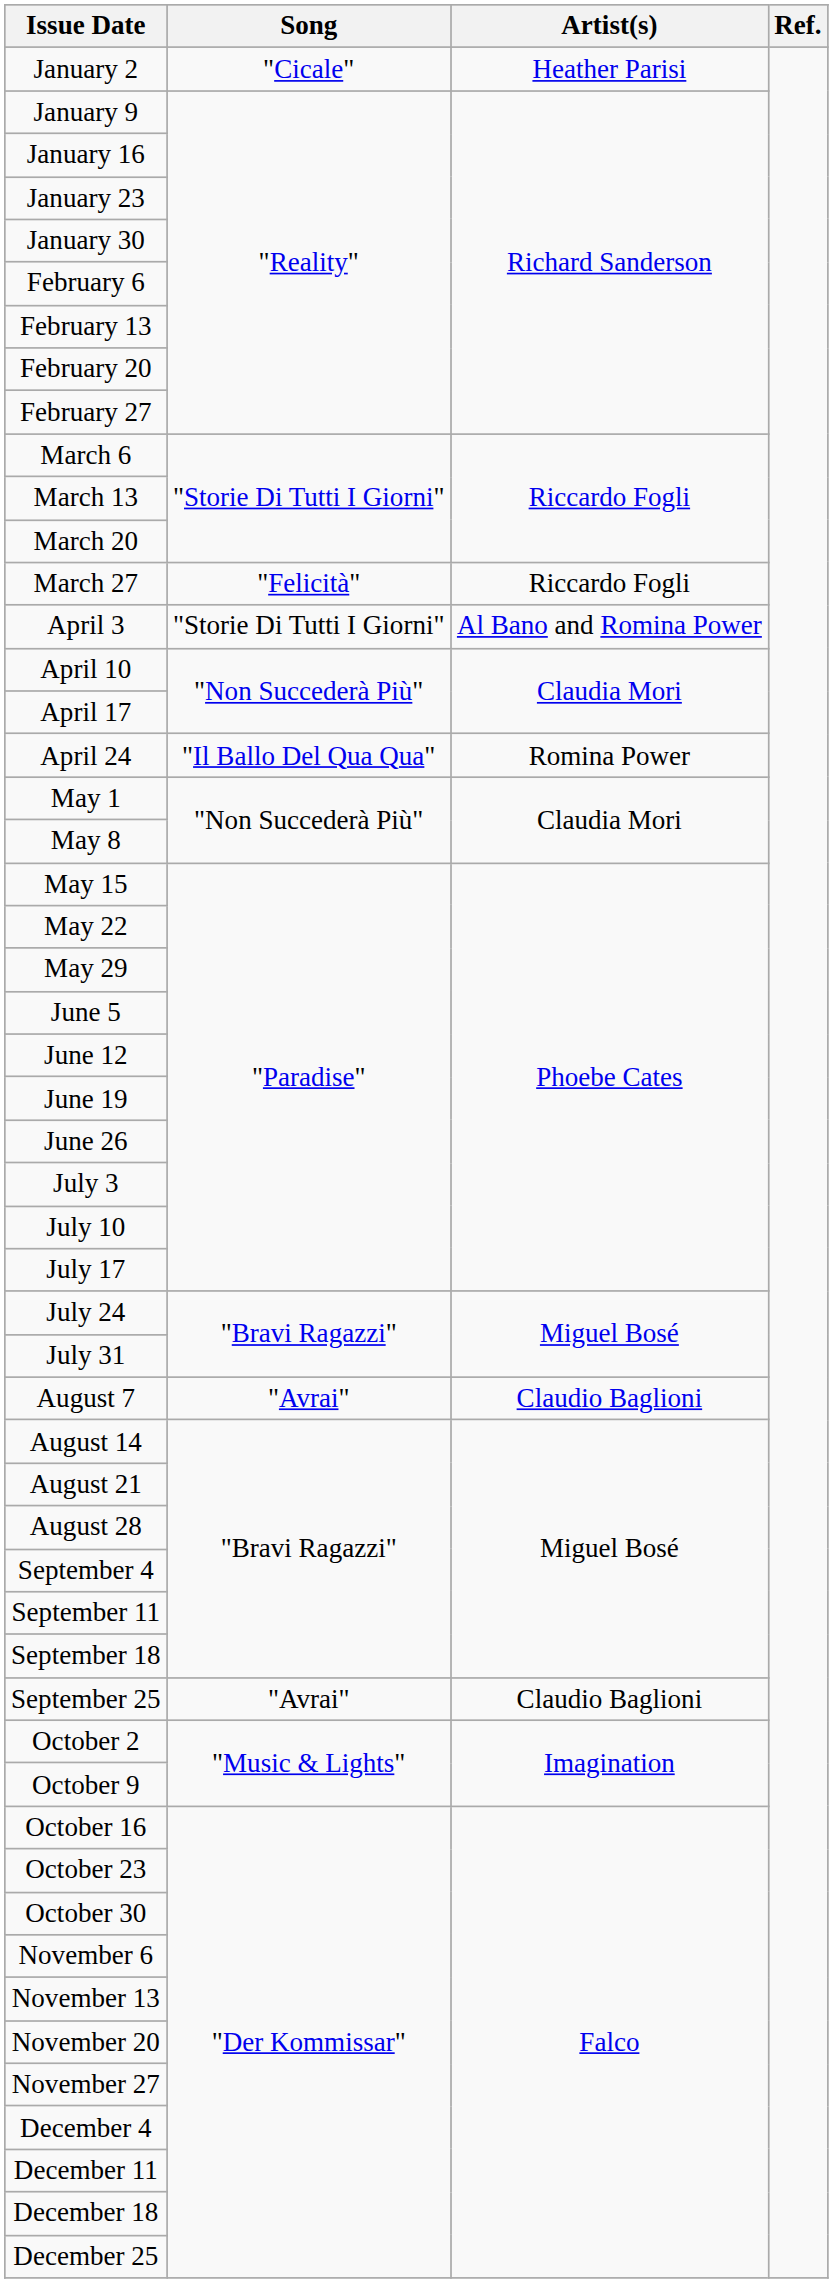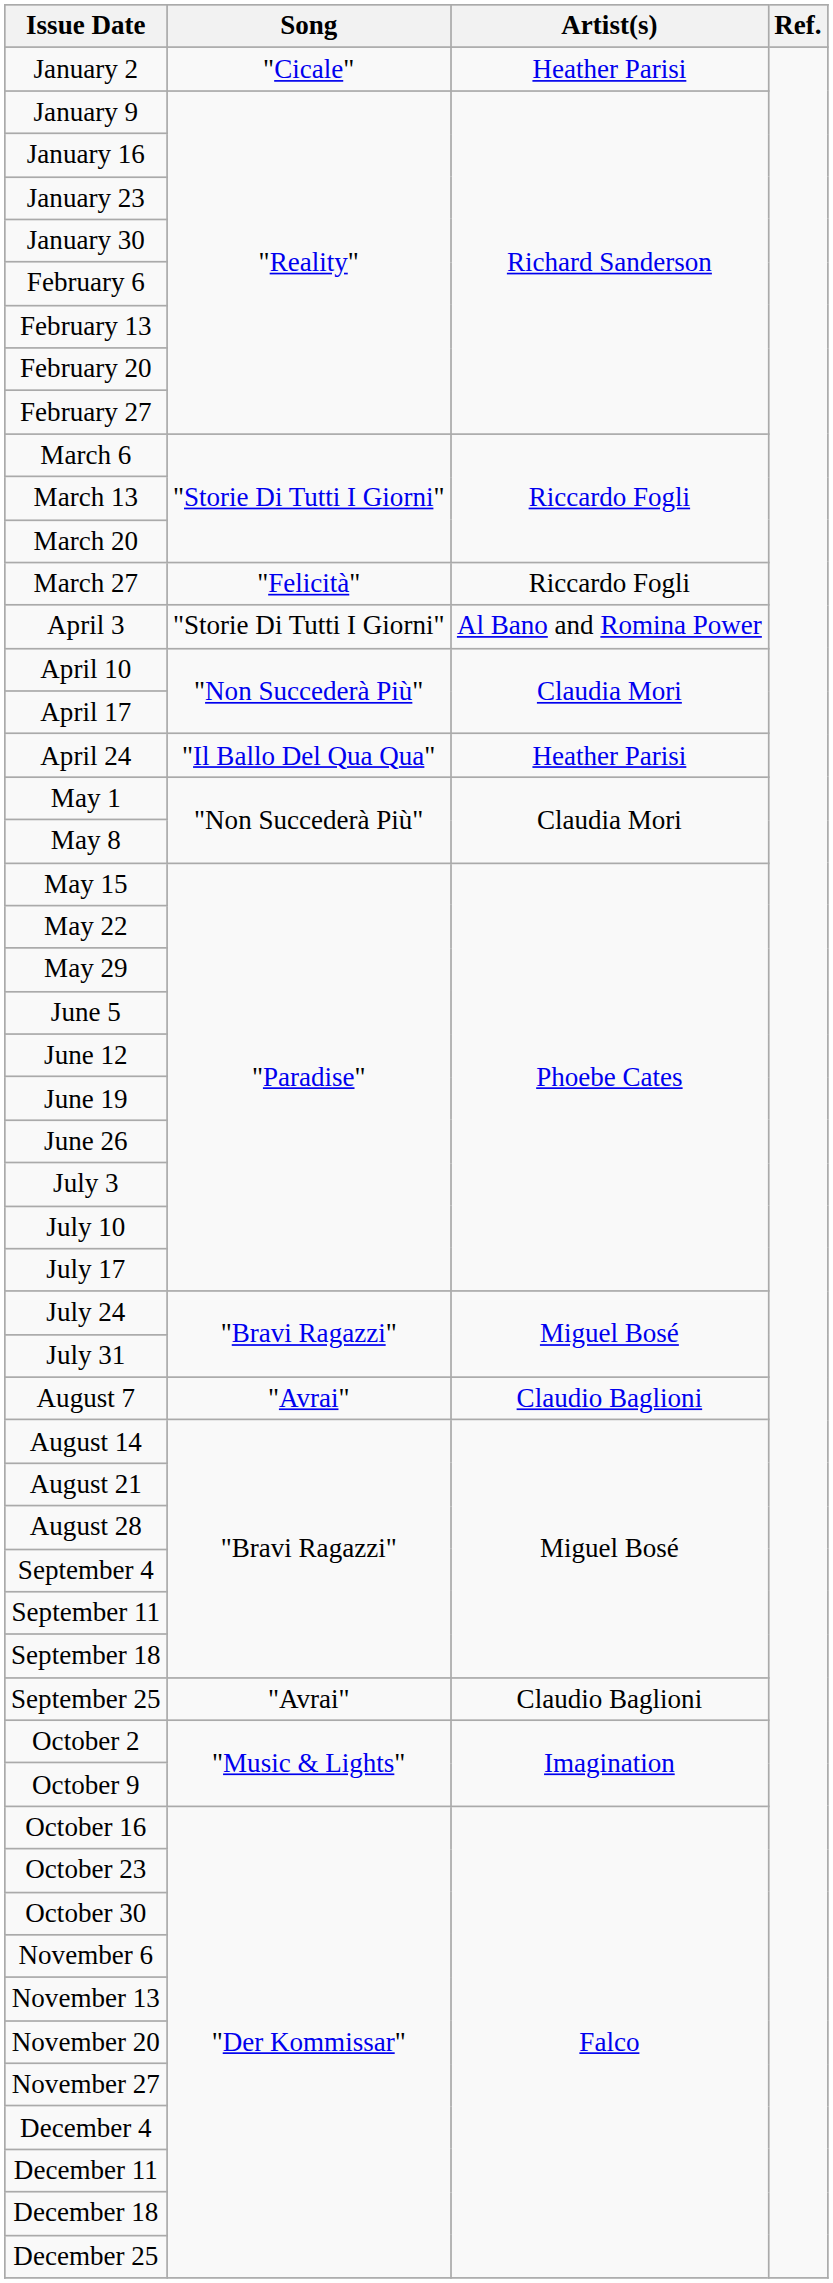(609, 754) Romina Power -> (609, 754) Heather Parisi
